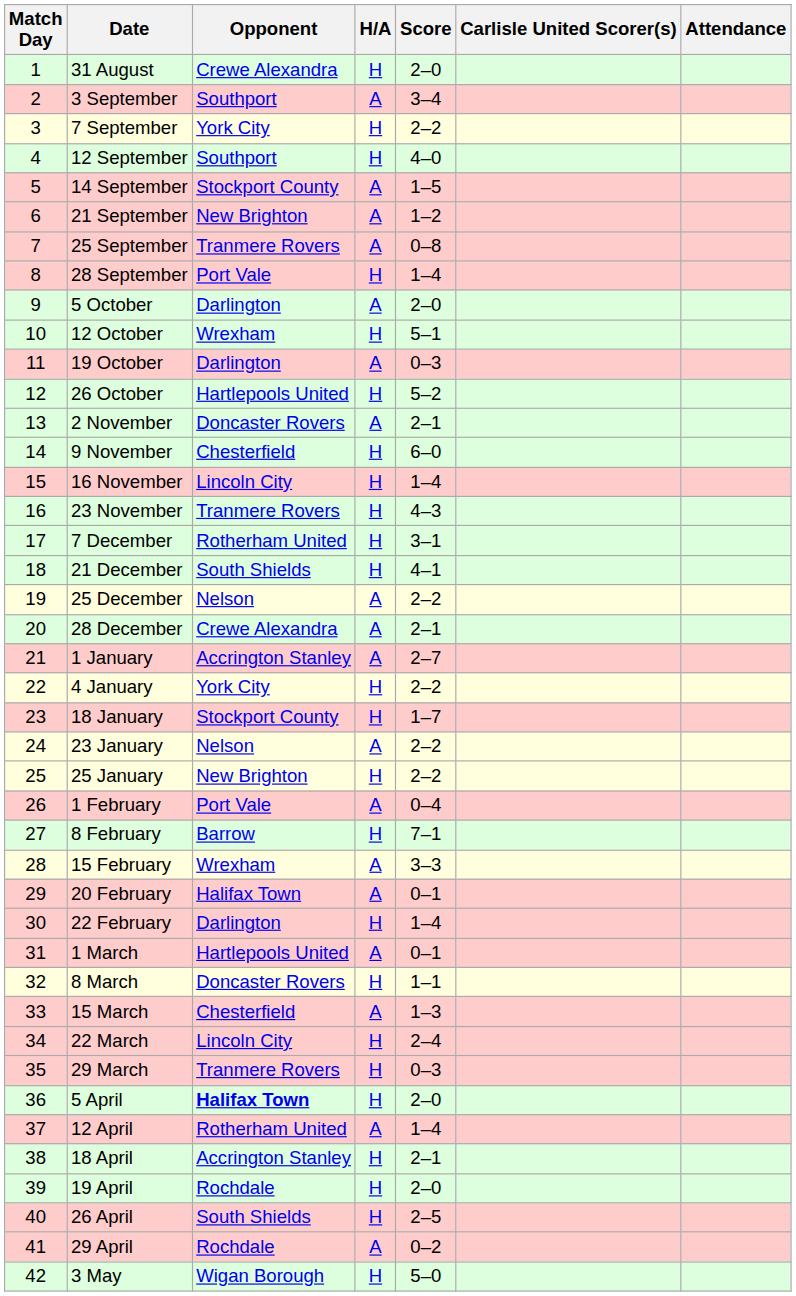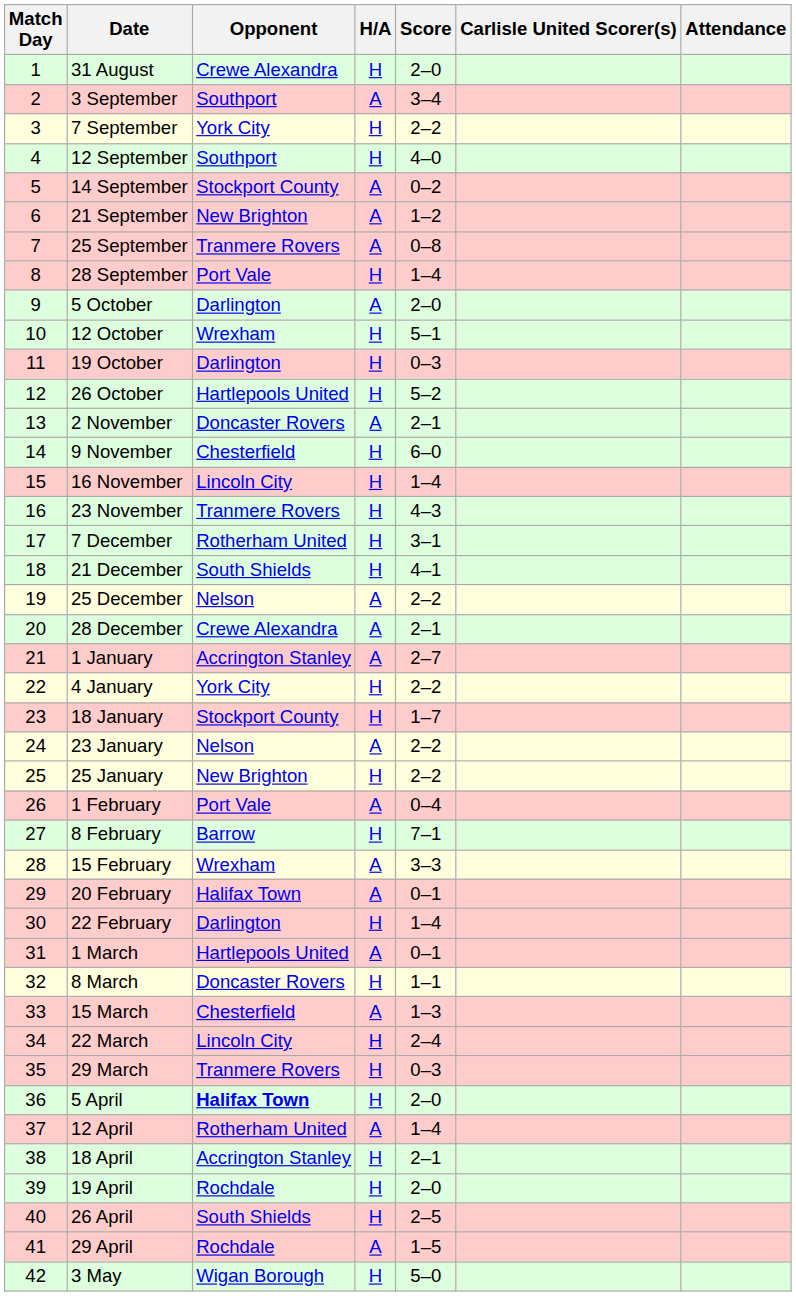(426, 187) 1–5 -> (426, 187) 0–2
(375, 363) A -> (375, 363) H
(426, 1246) 0–2 -> (426, 1246) 1–5
